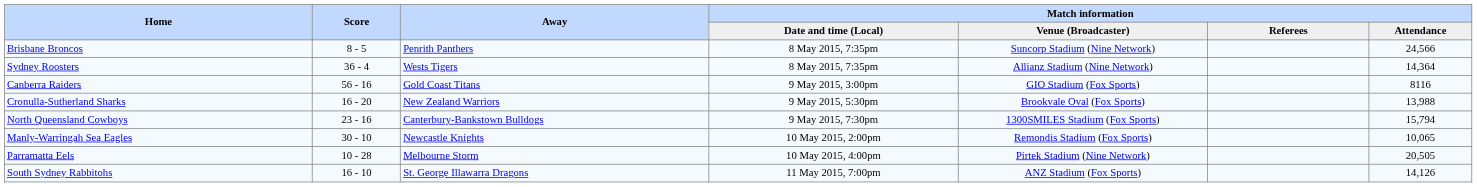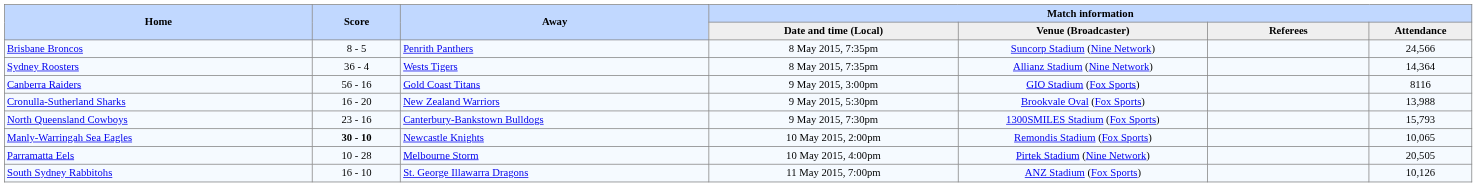(1420, 119) 15,794 -> (1420, 119) 15,793
(357, 137) normal -> (357, 137) bold
(1420, 173) 14,126 -> (1420, 173) 10,126
